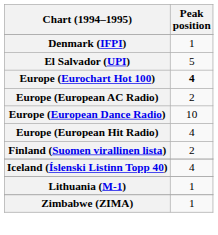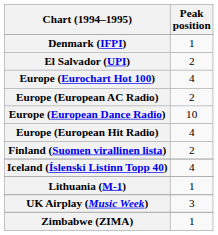(192, 61) 5 -> (192, 61) 2
(192, 79) bold -> (192, 79) normal
+ row: (87, 203)
